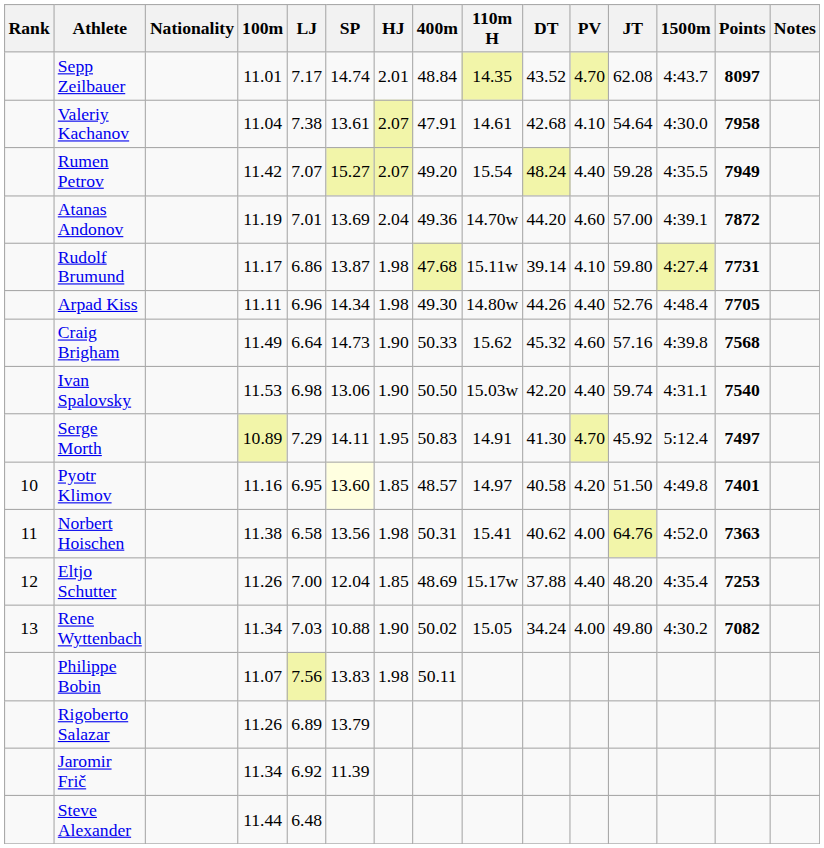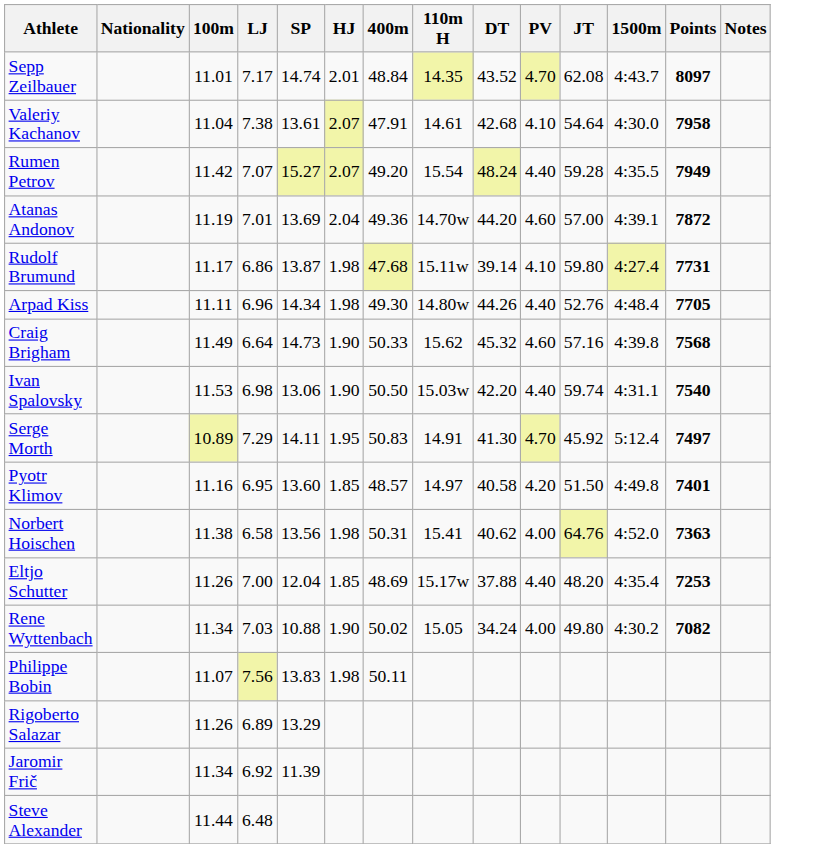- column: (29, 28)
(350, 485) lightyellow background -> (301, 485) no background
(350, 724) 13.79 -> (301, 724) 13.29
